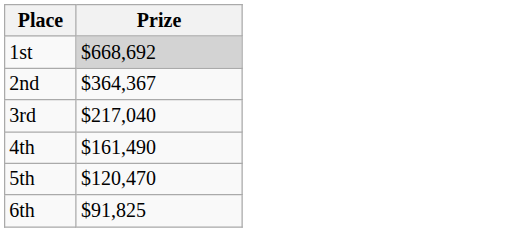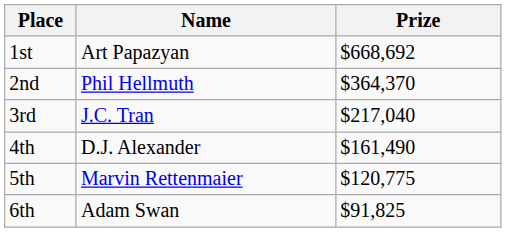+ column: (206, 20)
(118, 52) lightgrey background -> (378, 52) no background
(118, 83) $364,367 -> (378, 83) $364,370
(118, 178) $120,470 -> (378, 178) $120,775
